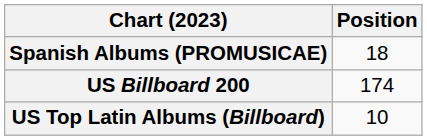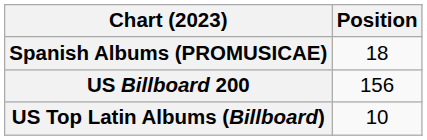(377, 85) 174 -> (377, 85) 156
